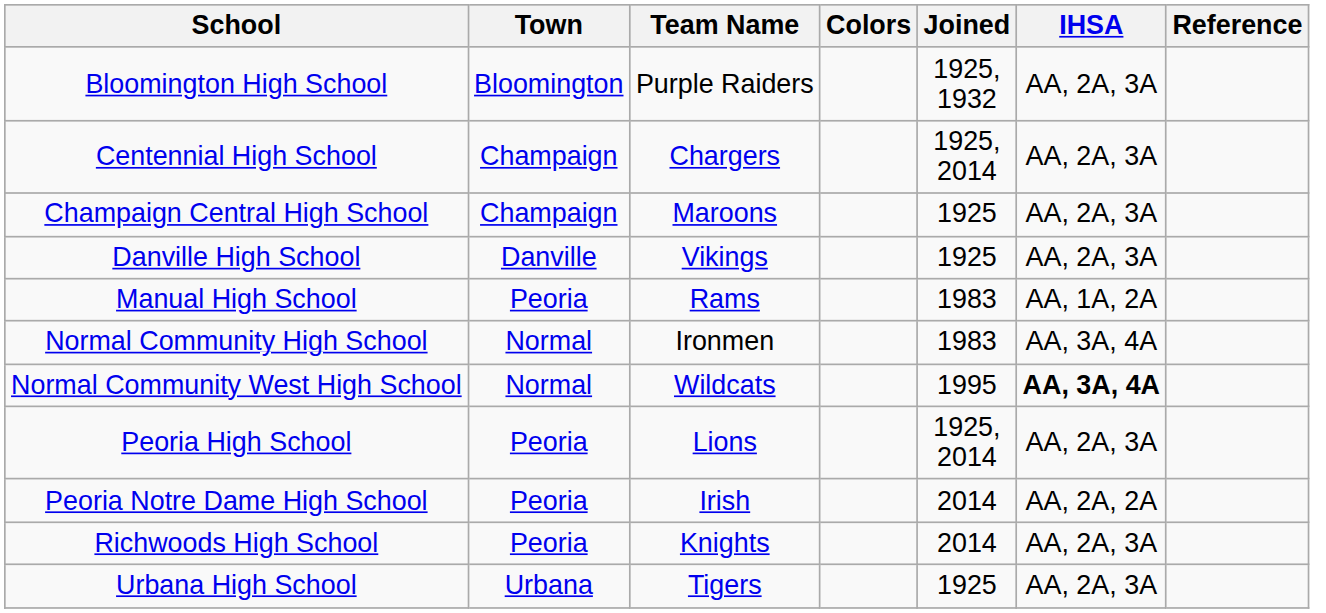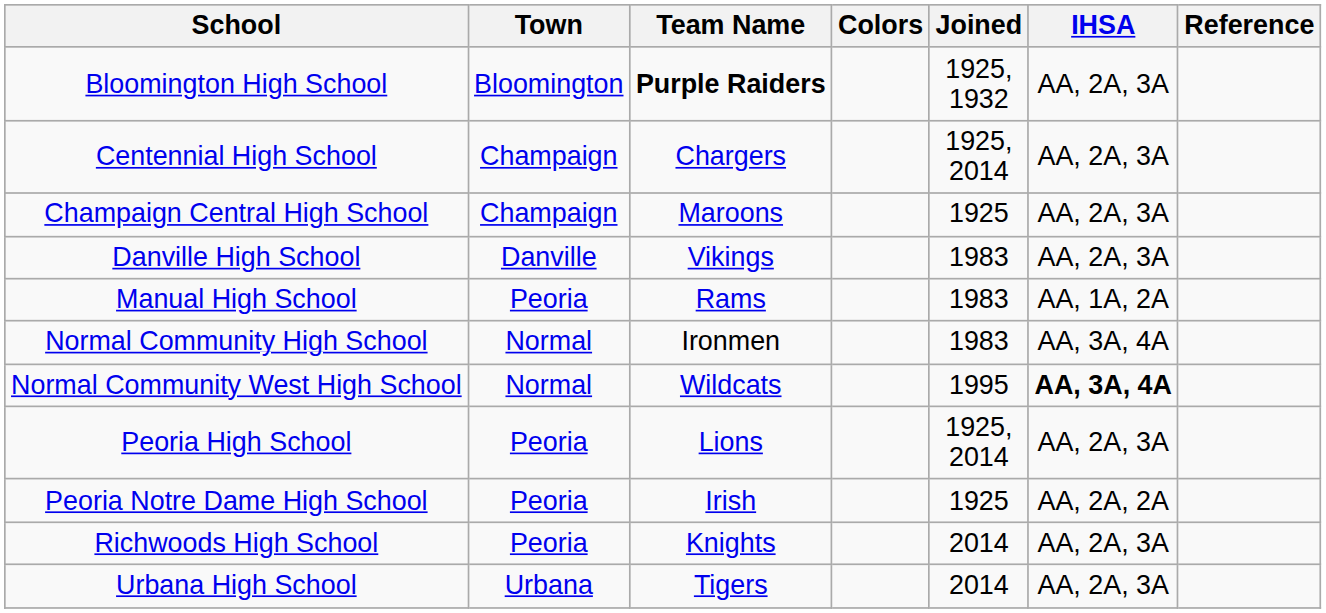(725, 83) normal -> (731, 83) bold
(967, 256) 1925 -> (979, 256) 1983
(967, 500) 2014 -> (979, 500) 1925
(967, 585) 1925 -> (979, 585) 2014
